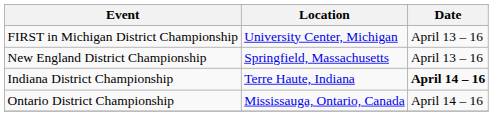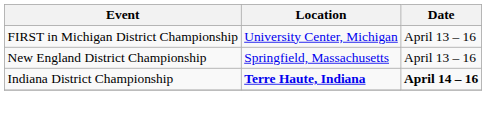(300, 79) normal -> (305, 79) bold
- row: (91, 100)
